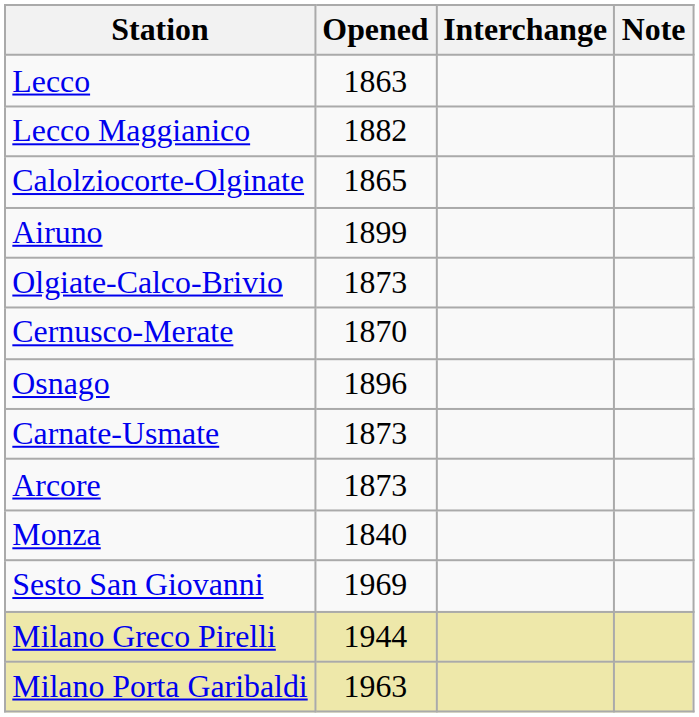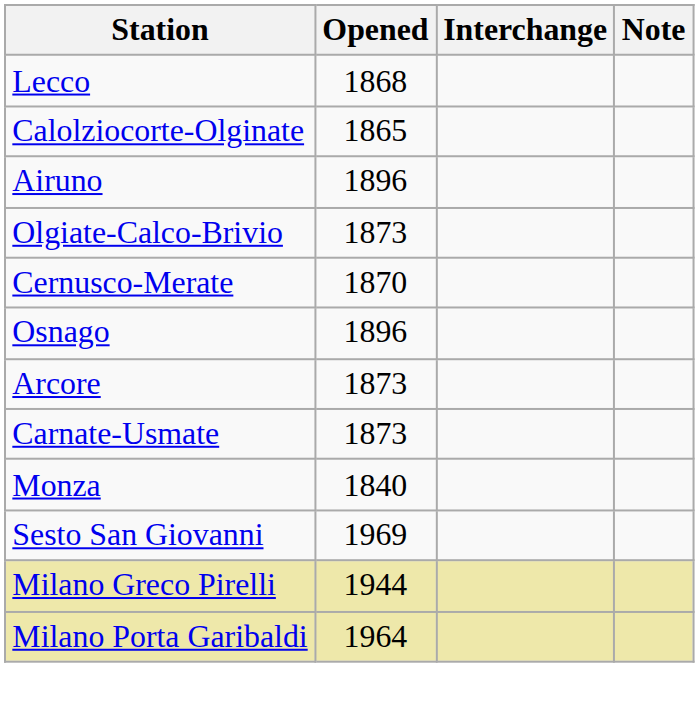(375, 80) 1863 -> (375, 80) 1868
- row: (131, 130)
(375, 231) 1899 -> (375, 181) 1896
rows swapped: (116, 433) <-> (57, 484)
(375, 686) 1963 -> (375, 635) 1964
